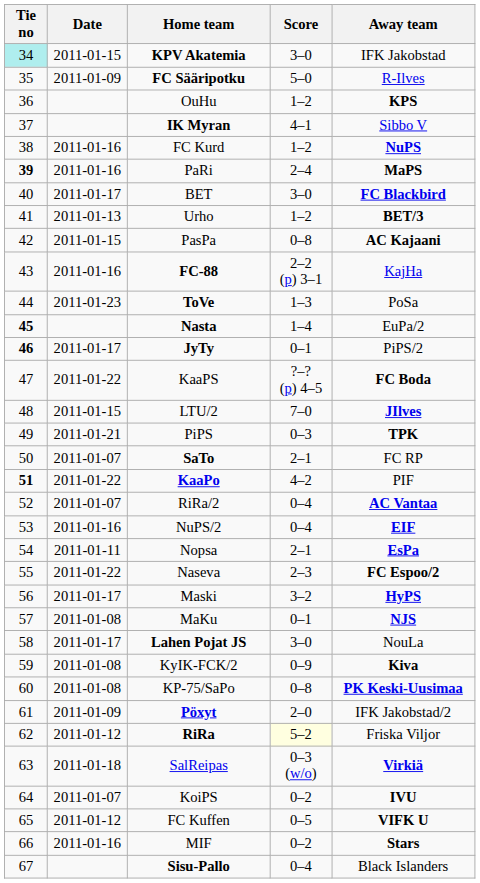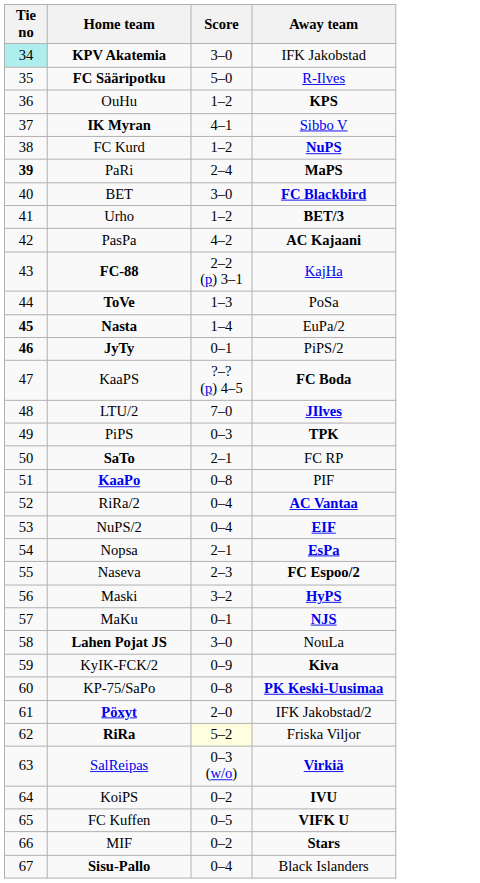- column: (87, 24)
(301, 240) 0–8 -> (221, 240) 4–2
(26, 480) bold -> (26, 480) normal
(301, 480) 4–2 -> (221, 480) 0–8
